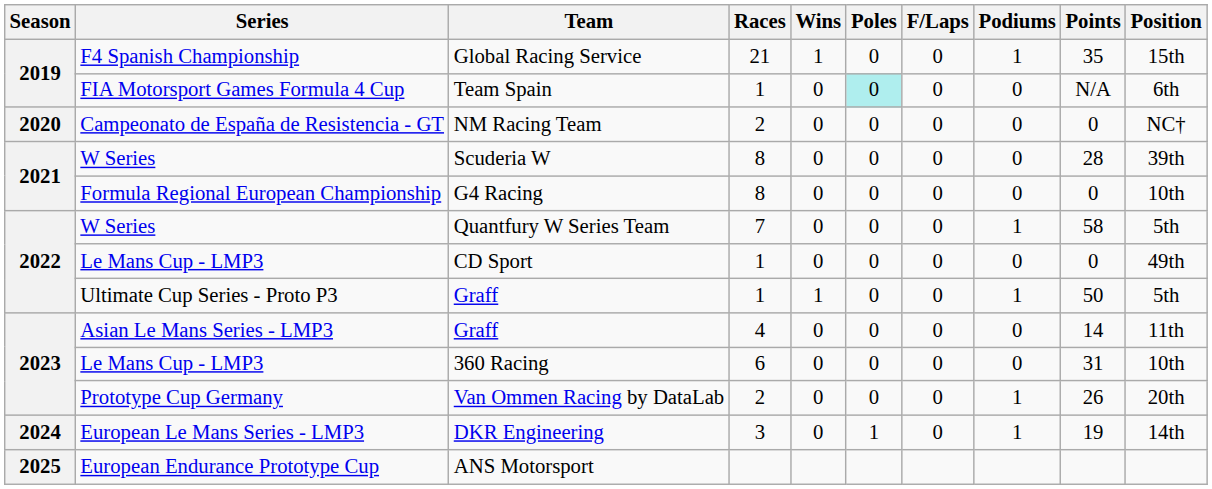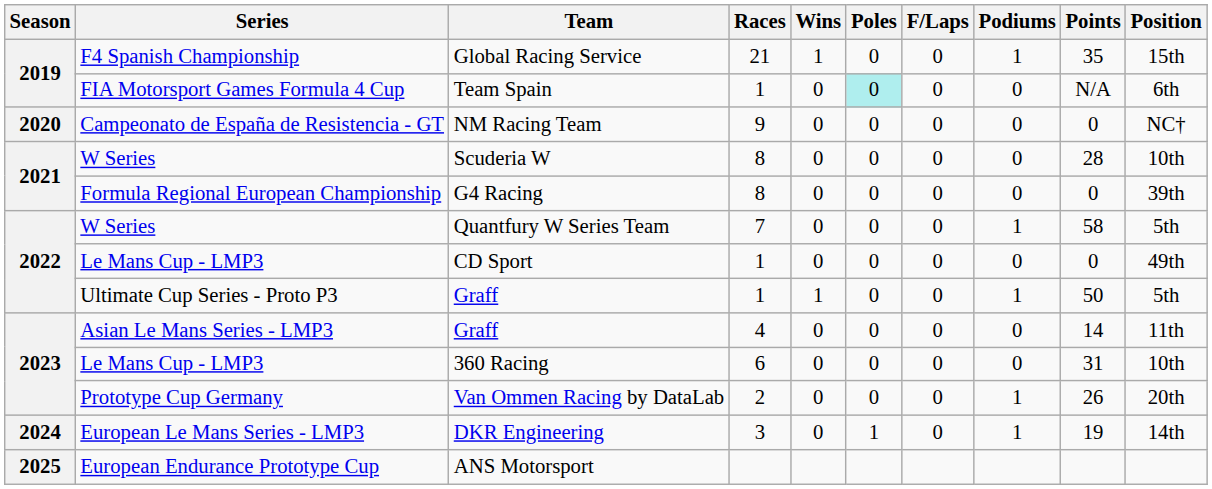(760, 124) 2 -> (760, 124) 9
(1166, 158) 39th -> (1166, 158) 10th
(1166, 192) 10th -> (1166, 192) 39th
